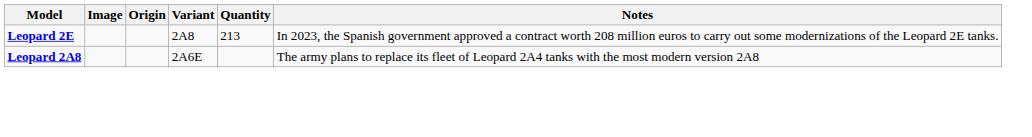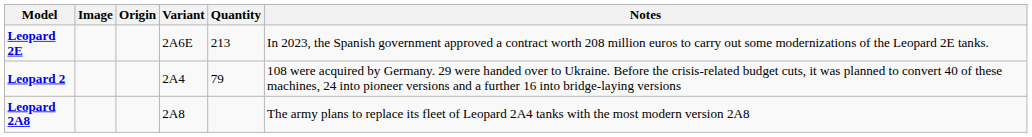(183, 35) 2A8 -> (177, 43) 2A6E
+ row: (36, 78)
(187, 56) 2A6E -> (173, 114) 2A8
